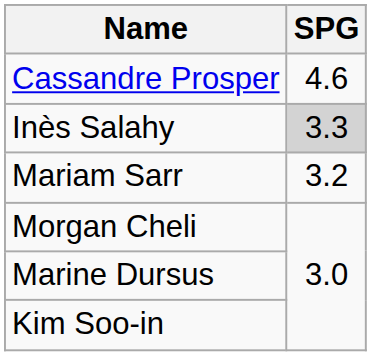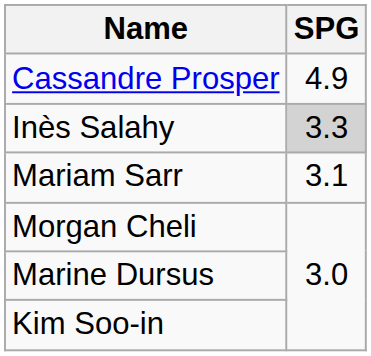(327, 78) 4.6 -> (327, 78) 4.9
(327, 176) 3.2 -> (327, 176) 3.1
